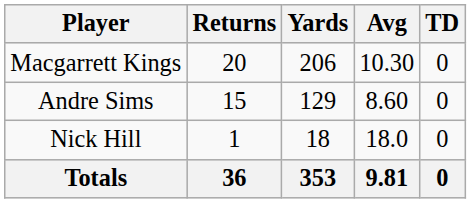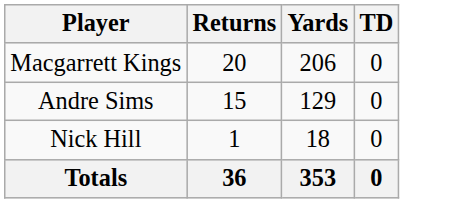- column: (387, 23)
